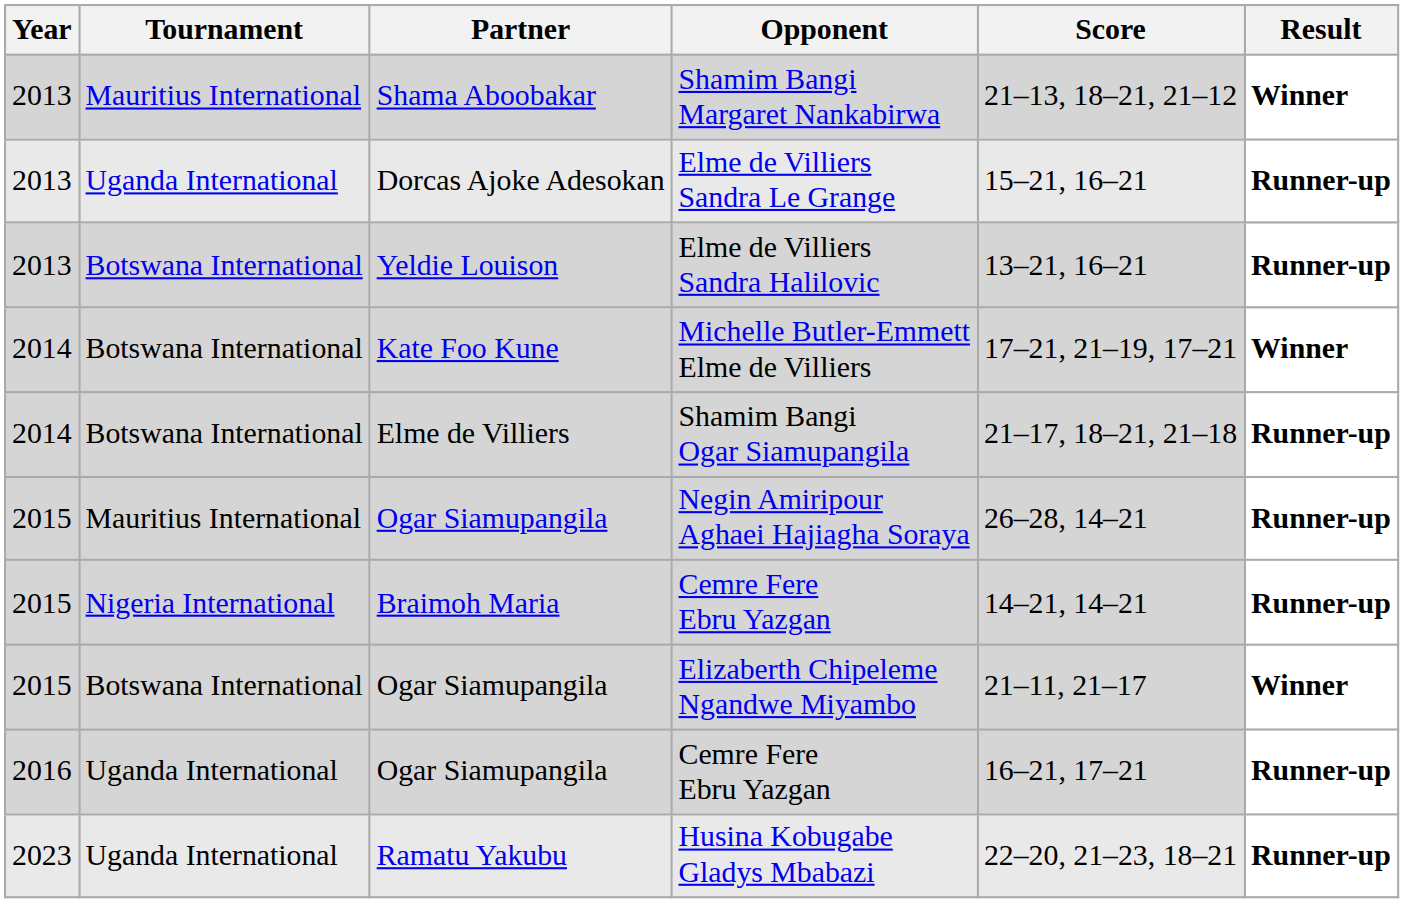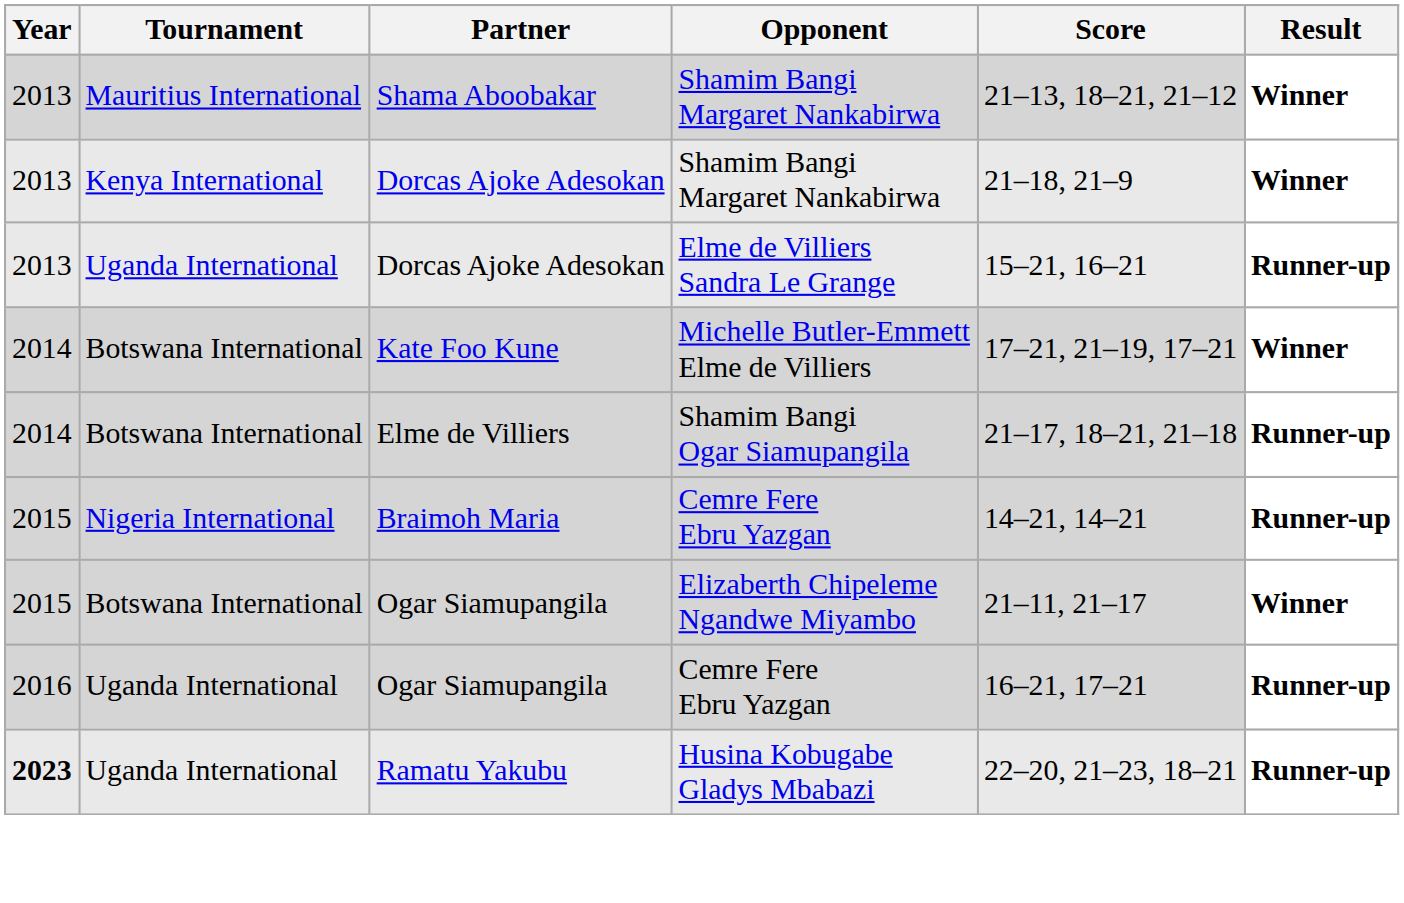+ row: (521, 180)
- row: (467, 264)
- row: (492, 517)
(42, 855) normal -> (42, 771) bold
